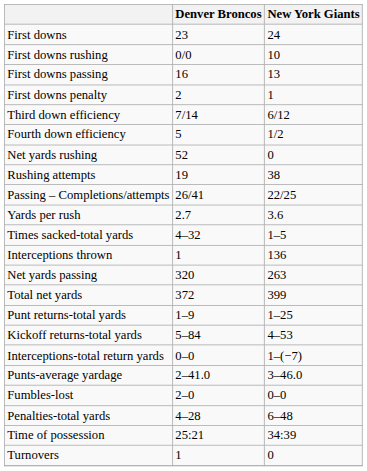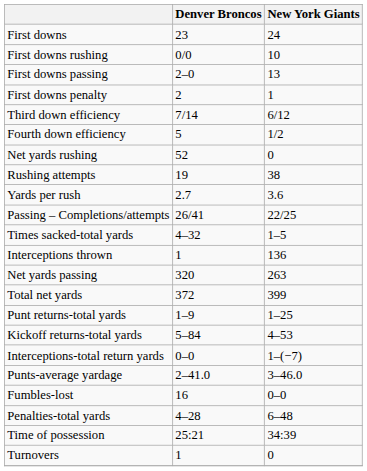(182, 74) 16 -> (185, 74) 2–0
rows swapped: (44, 214) <-> (88, 194)
(185, 395) 2–0 -> (182, 395) 16
